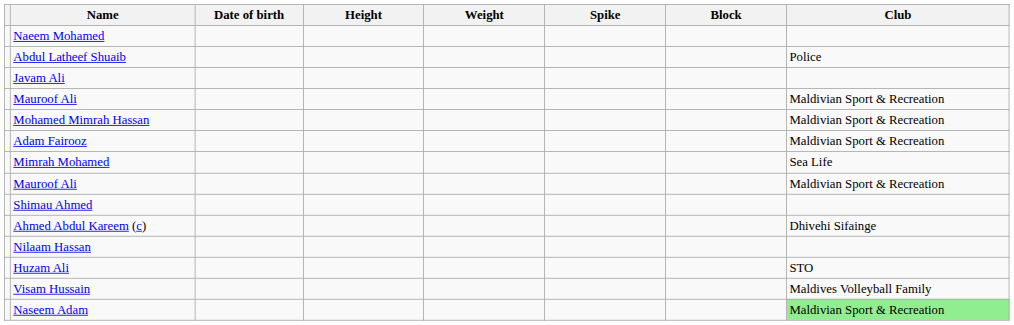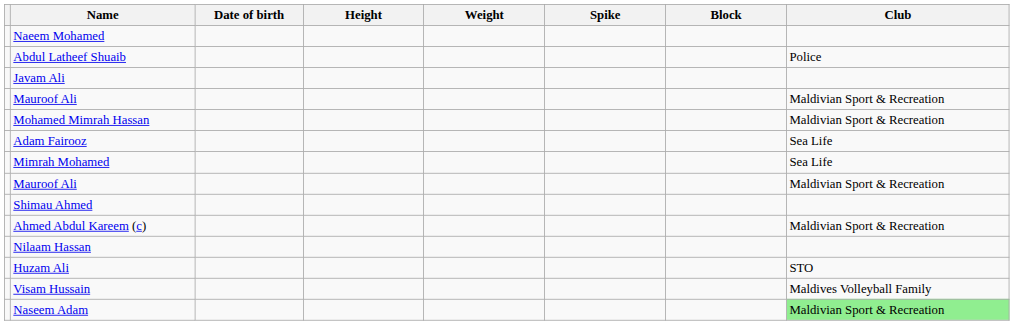(867, 141) Maldivian Sport & Recreation -> (811, 141) Sea Life
(833, 225) Dhivehi Sifainge -> (867, 225) Maldivian Sport & Recreation
